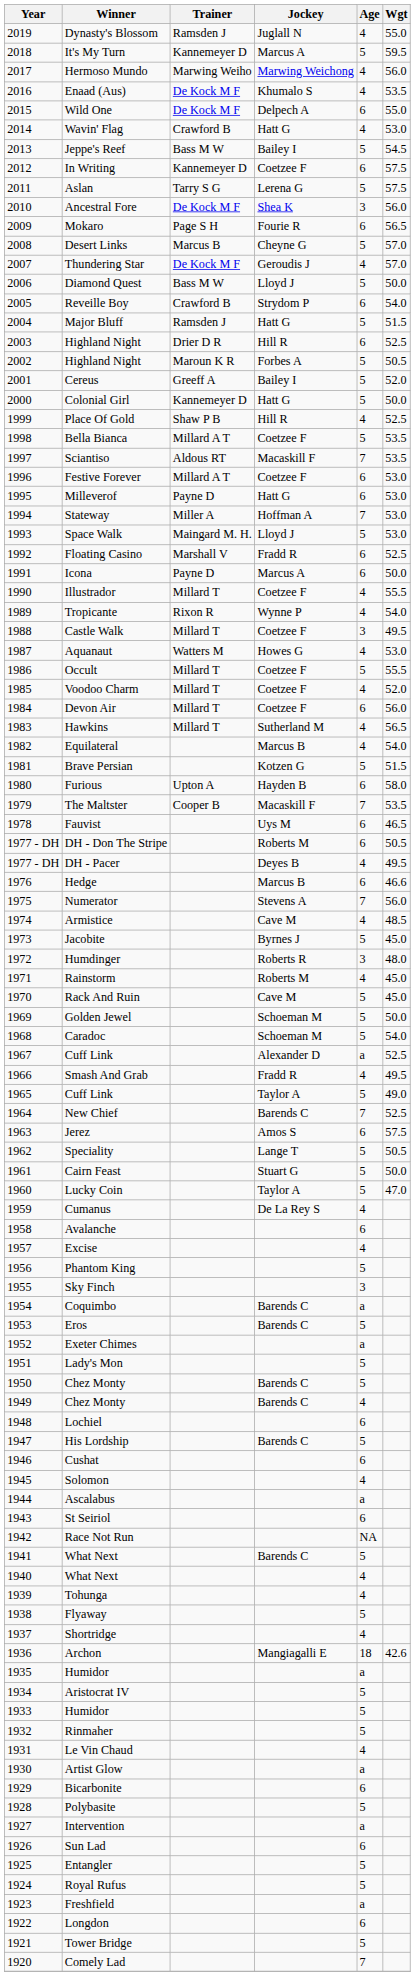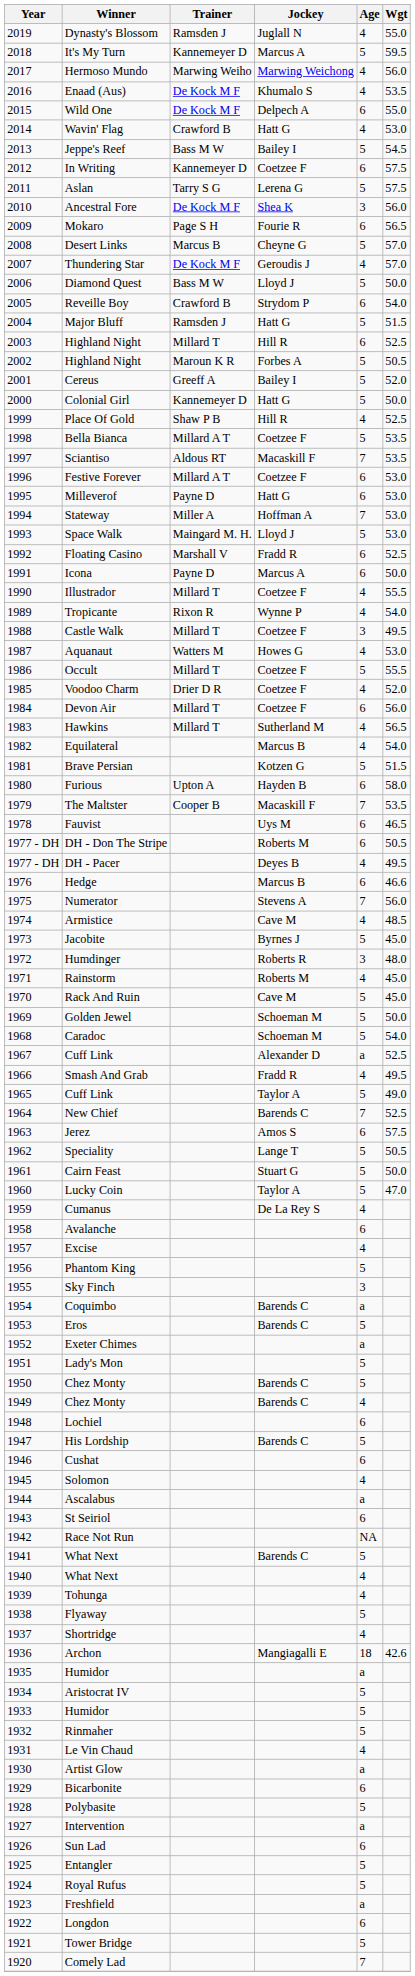(197, 341) Drier D R -> (196, 341) Millard T
(196, 689) Millard T -> (197, 689) Drier D R
